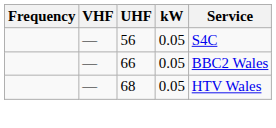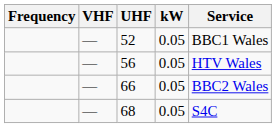+ row: (128, 39)
(205, 39) S4C -> (227, 63) HTV Wales
(227, 87) HTV Wales -> (205, 110) S4C
